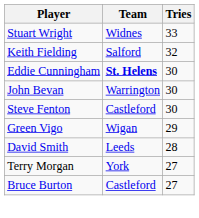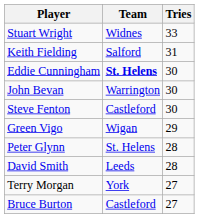(172, 52) 32 -> (172, 52) 31
+ row: (36, 147)
